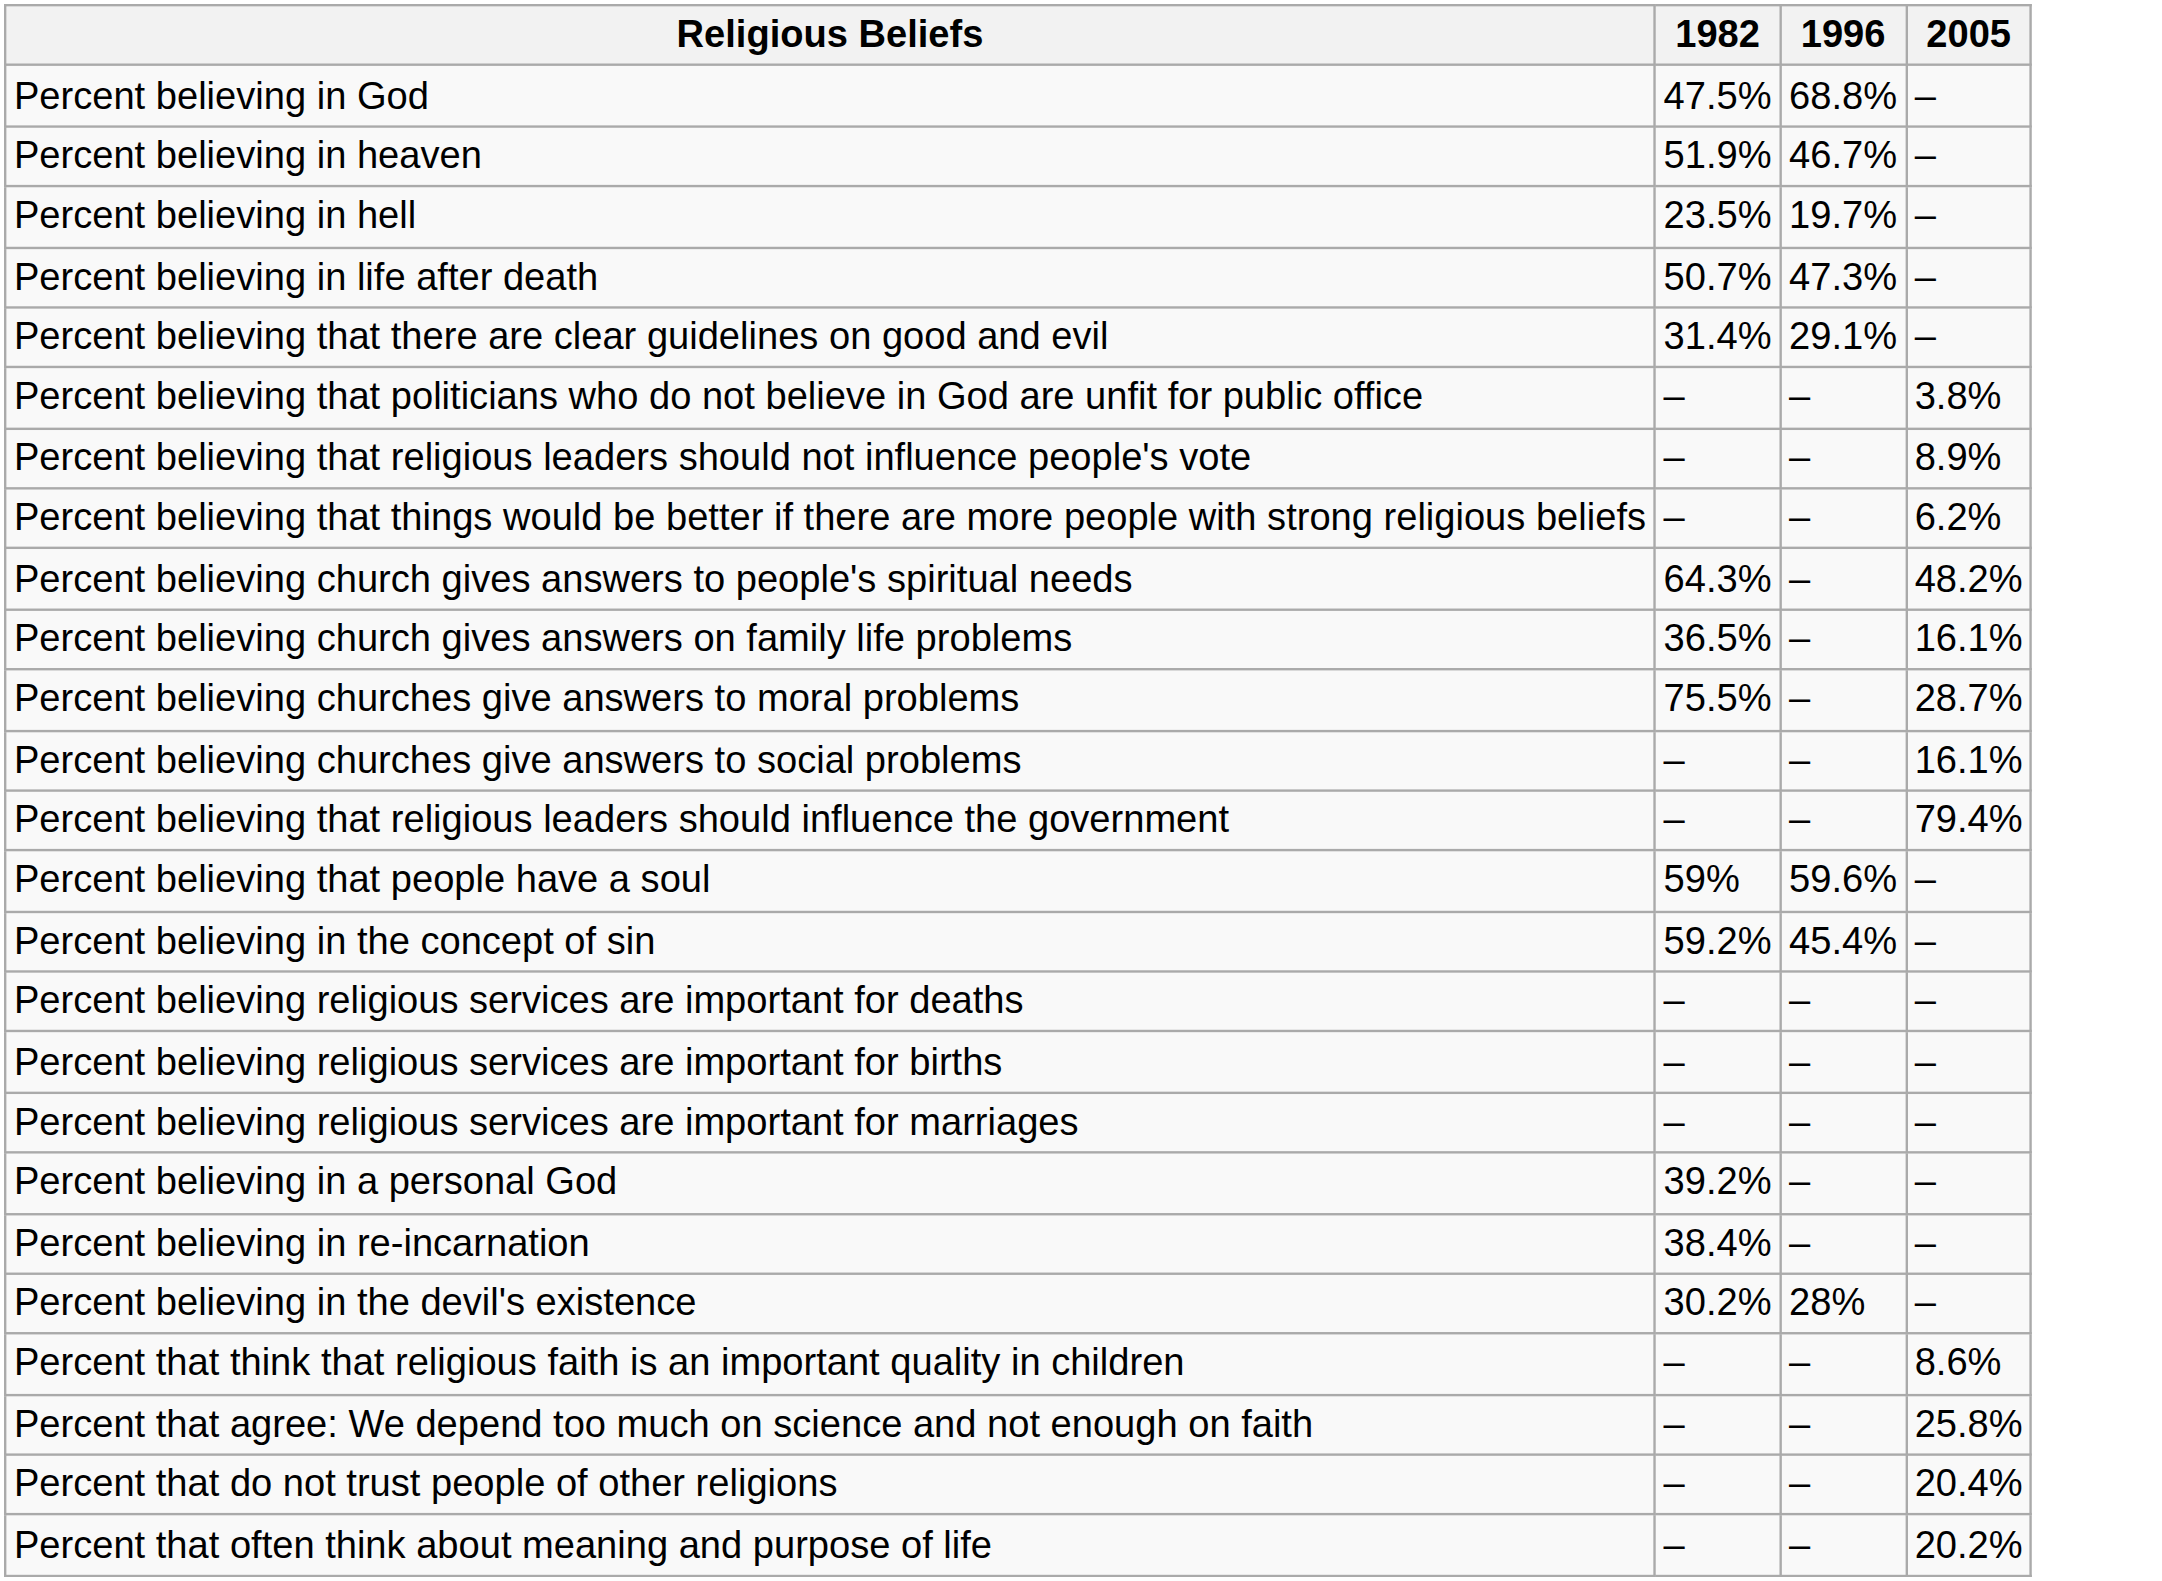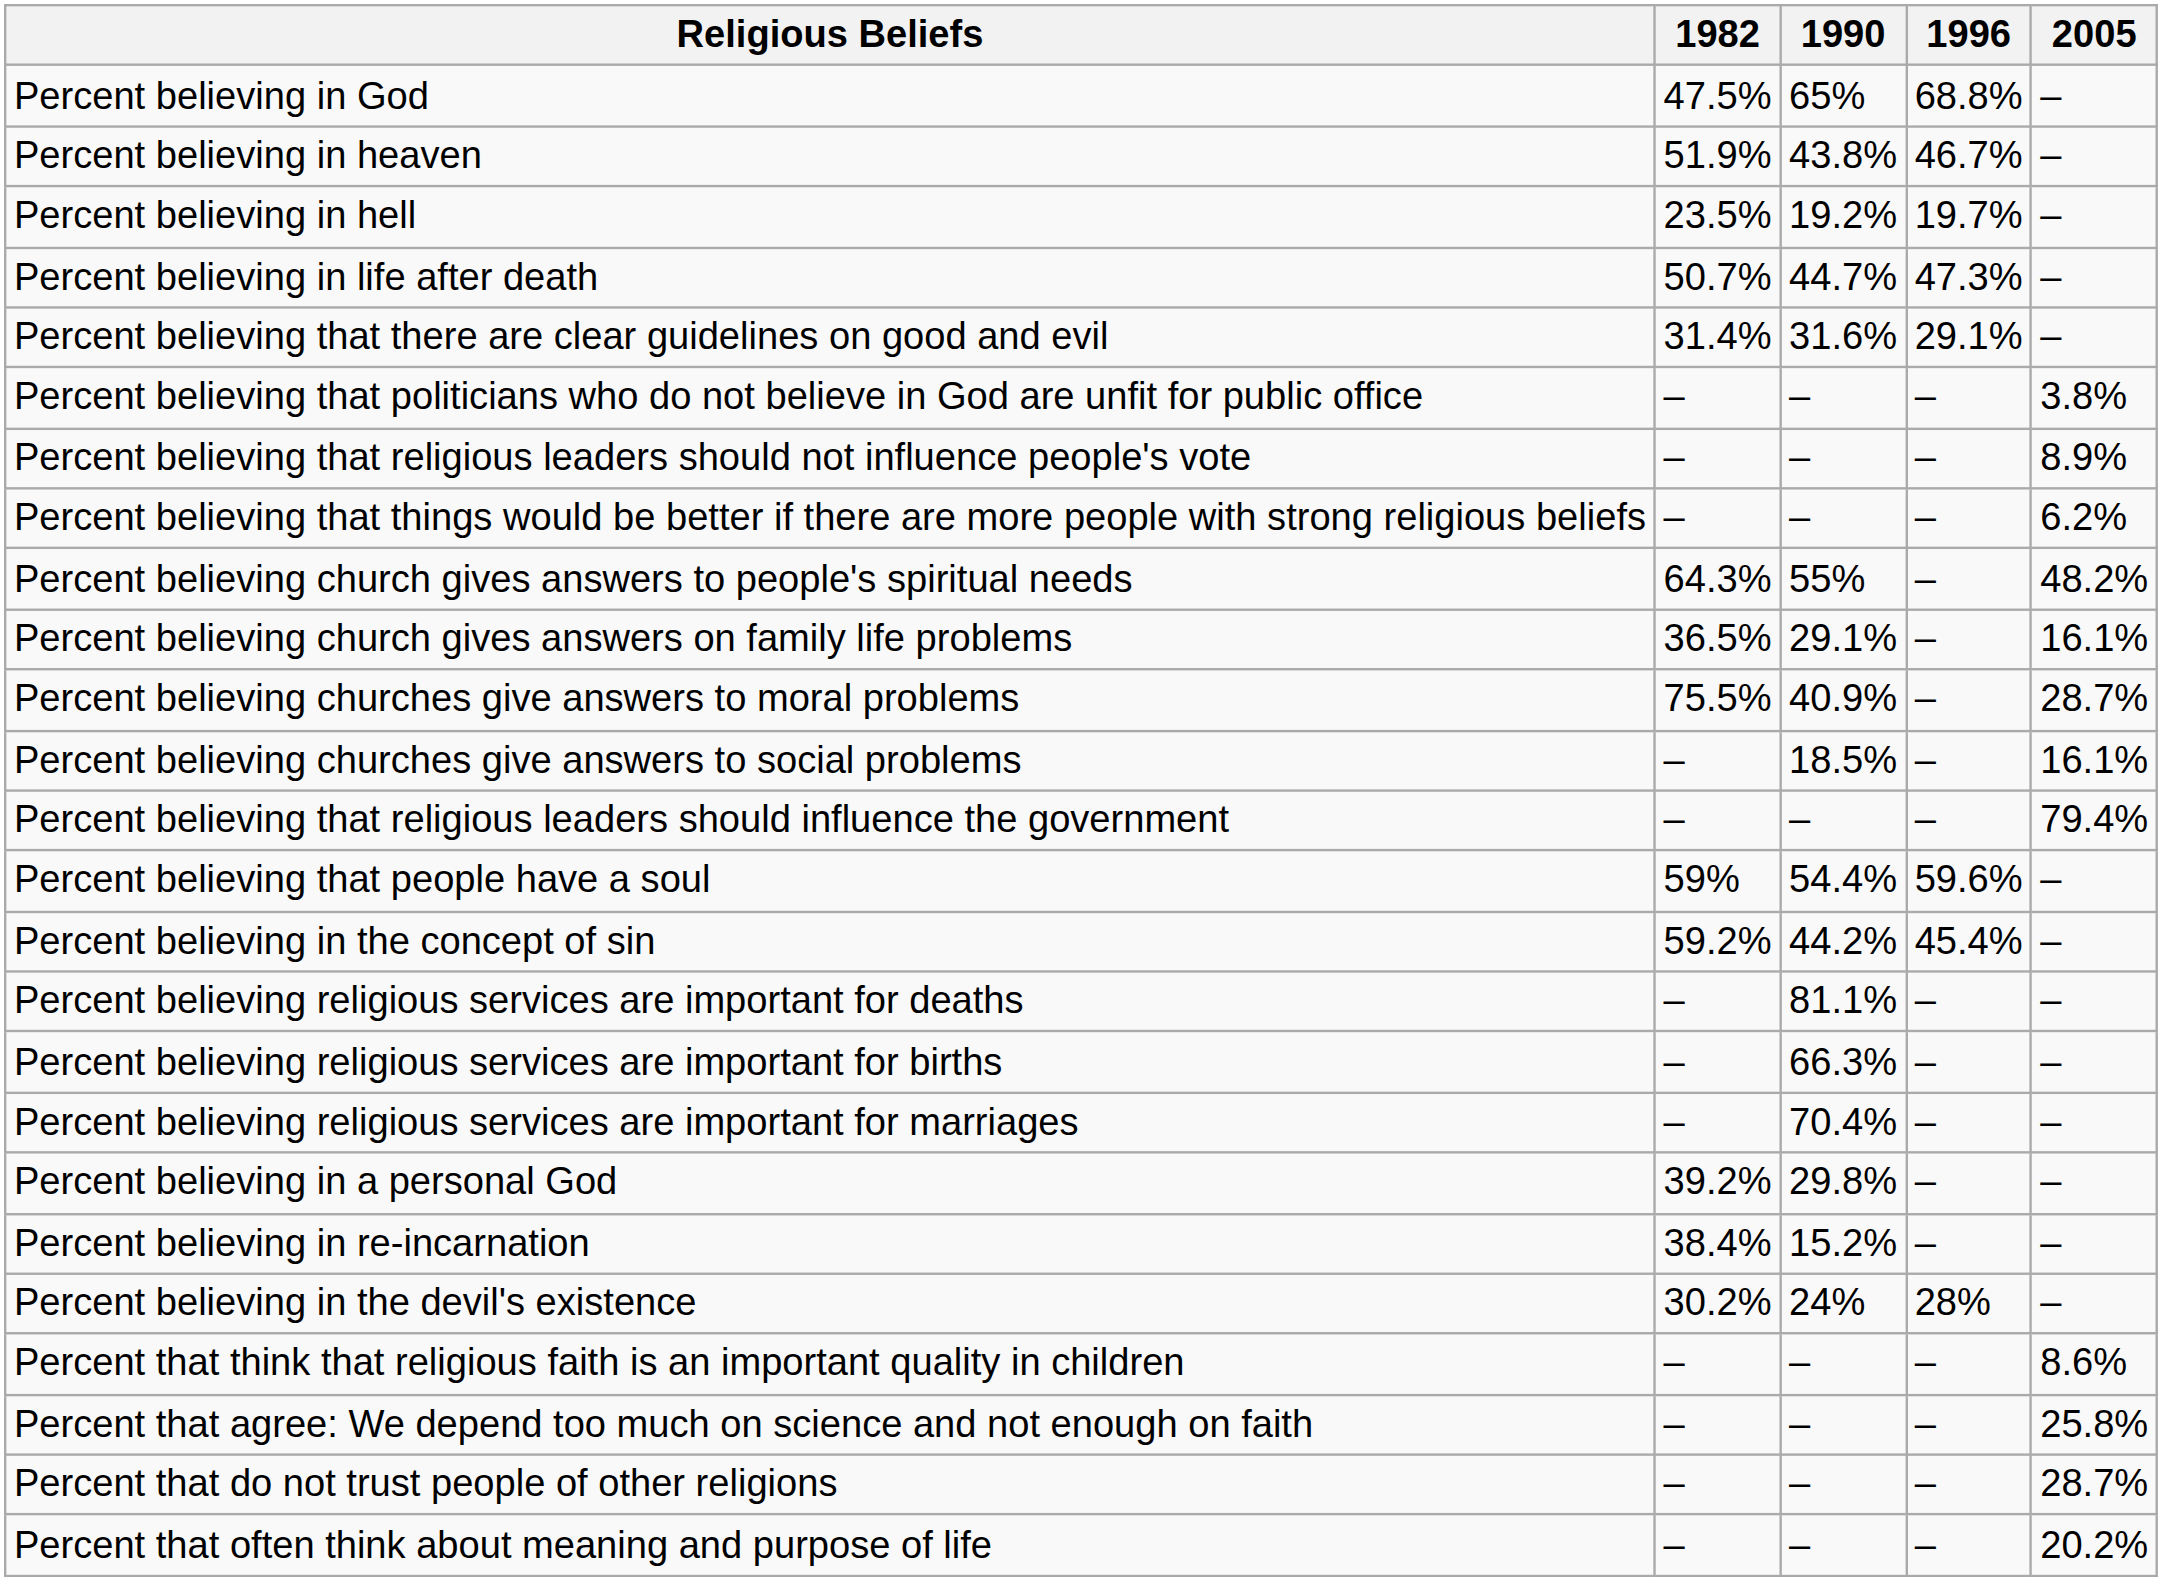+ column: (1843, 34)
(1969, 1484) 20.4% -> (2094, 1484) 28.7%
